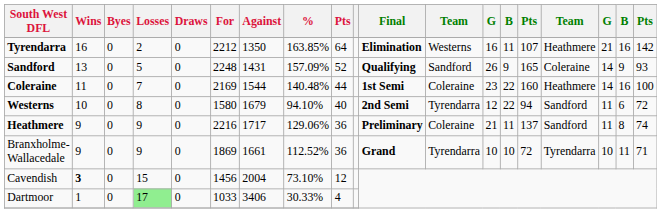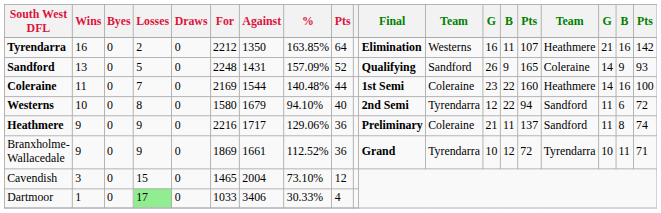(509, 151) 10 -> (509, 151) 12
(78, 178) bold -> (78, 178) normal
(225, 178) 1456 -> (225, 178) 1465
